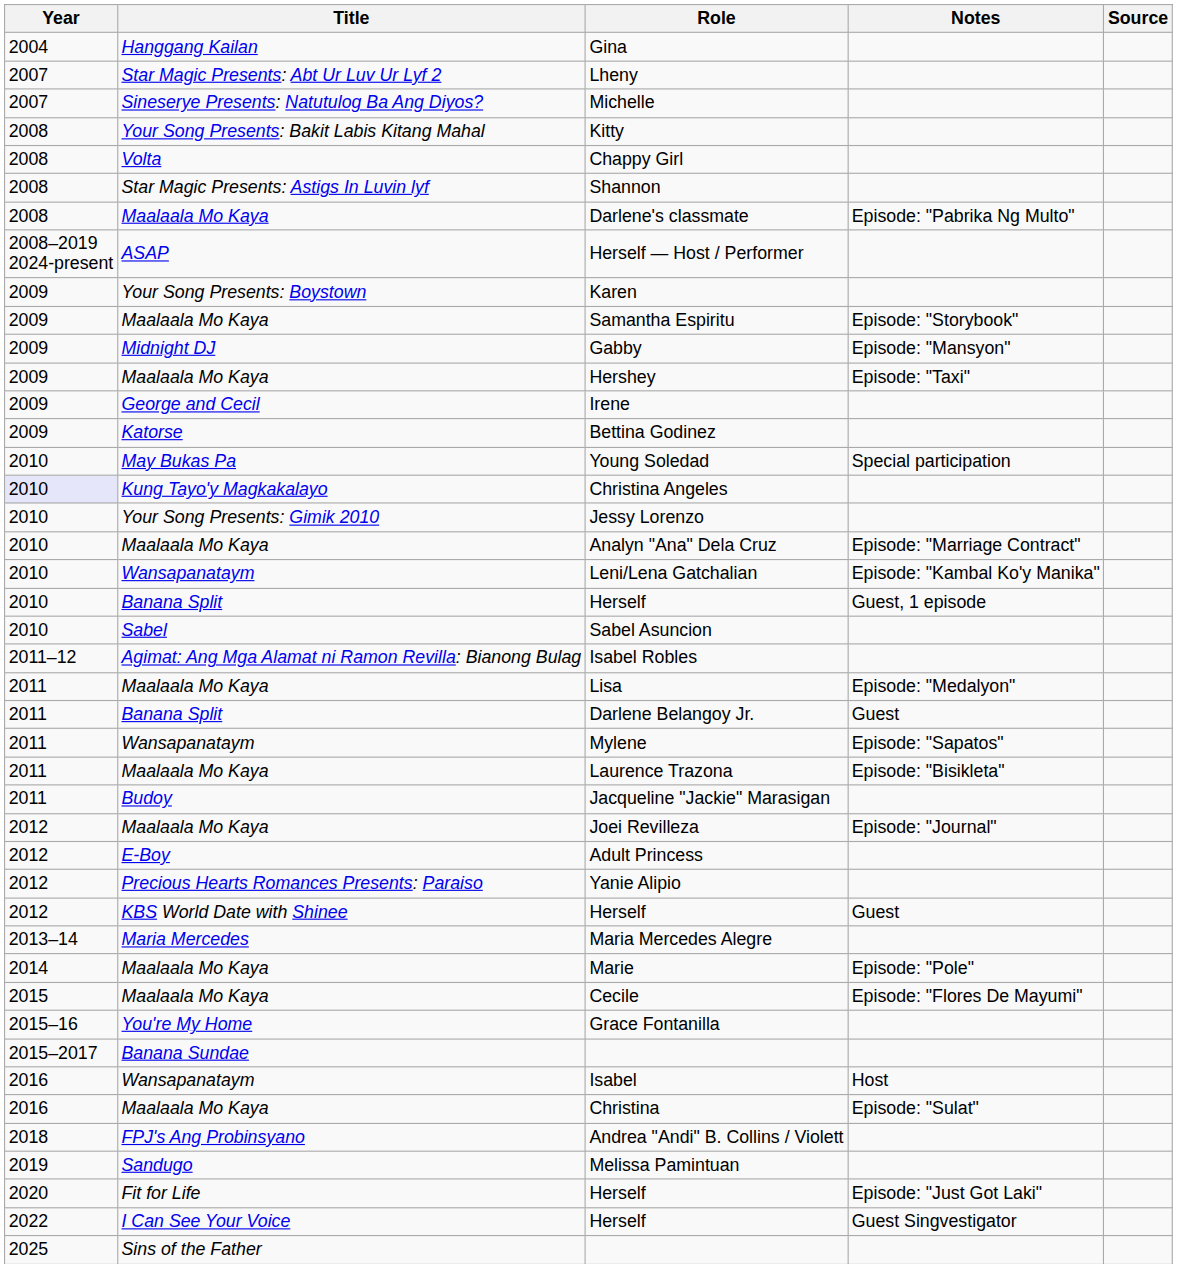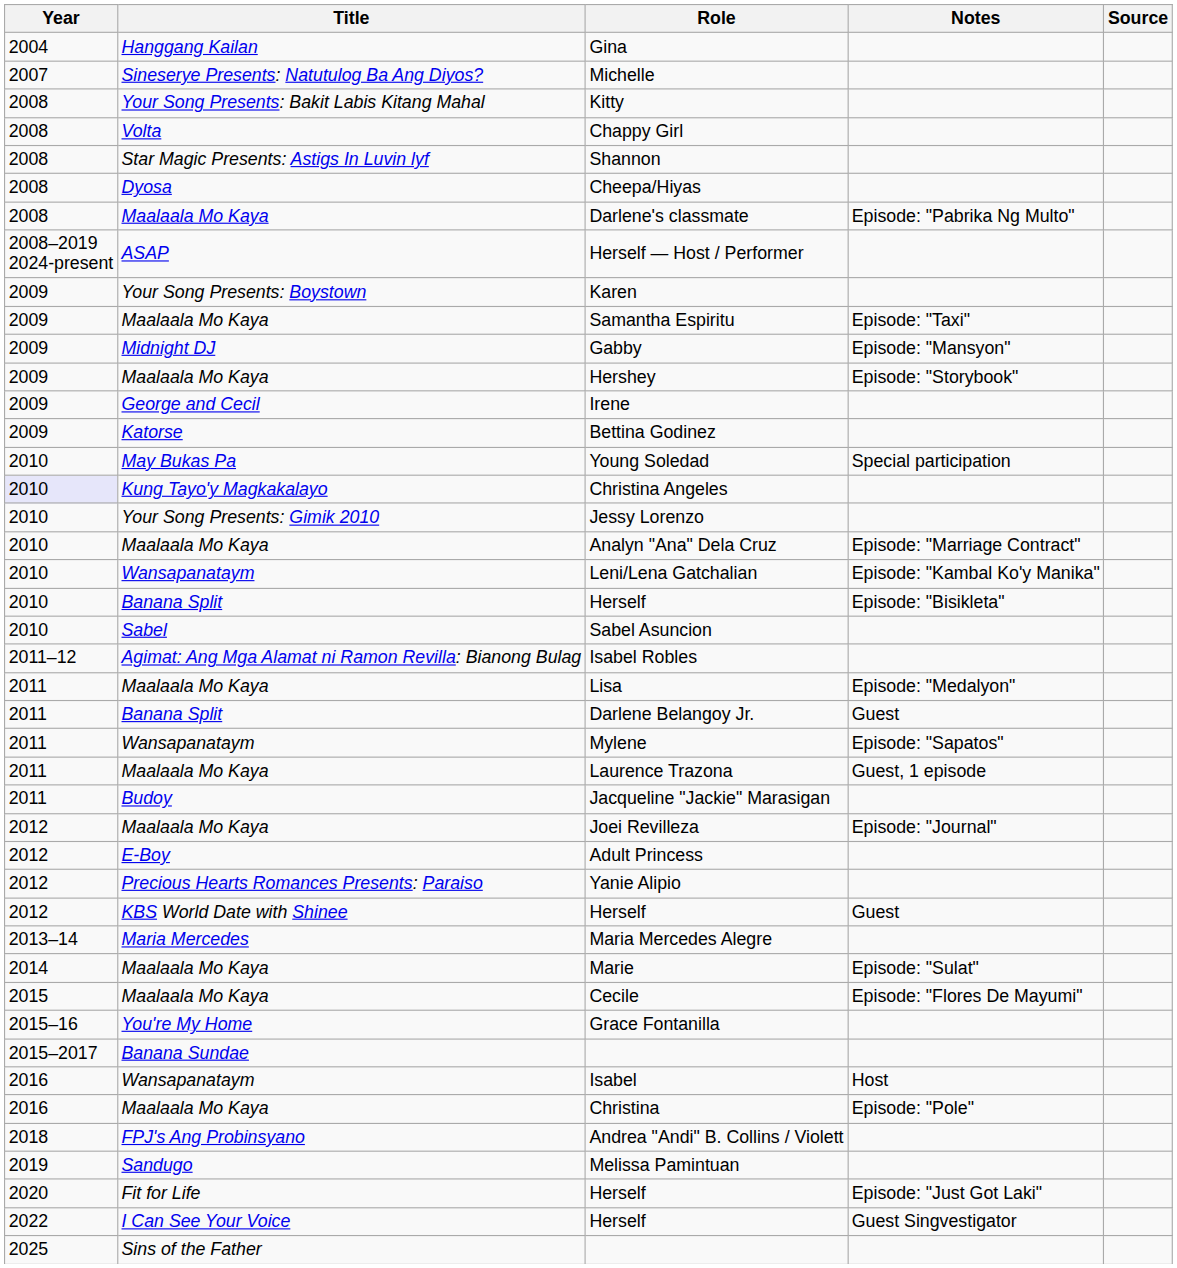- row: (281, 74)
+ row: (147, 187)
(935, 320) Episode: "Storybook" -> (911, 320) Episode: "Taxi"
(911, 376) Episode: "Taxi" -> (935, 376) Episode: "Storybook"
(919, 601) Guest, 1 episode -> (928, 601) Episode: "Bisikleta"
(928, 770) Episode: "Bisikleta" -> (919, 770) Guest, 1 episode
(913, 968) Episode: "Pole" -> (915, 968) Episode: "Sulat"
(915, 1108) Episode: "Sulat" -> (913, 1108) Episode: "Pole"
